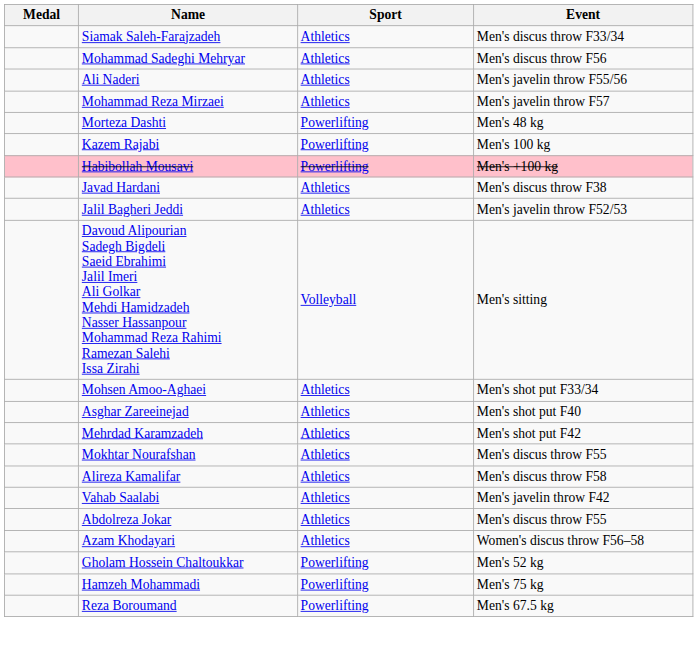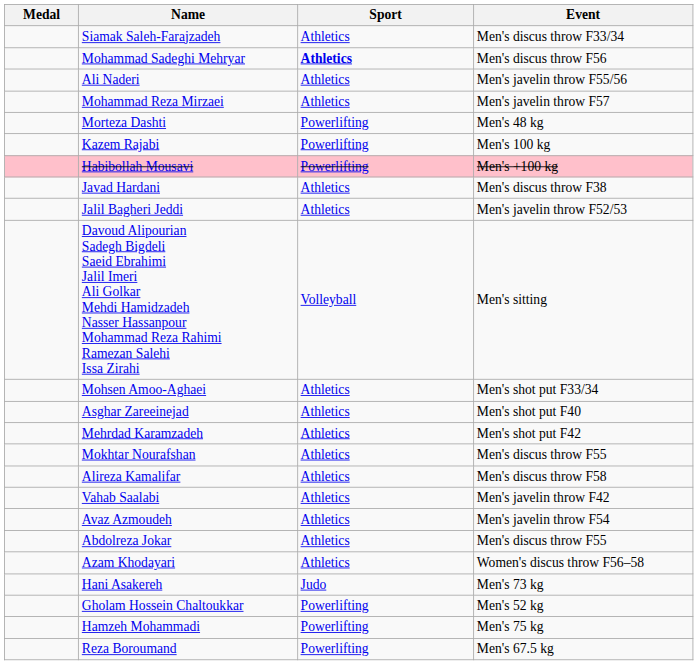(325, 58) normal -> (326, 58) bold
+ row: (127, 519)
+ row: (122, 584)
